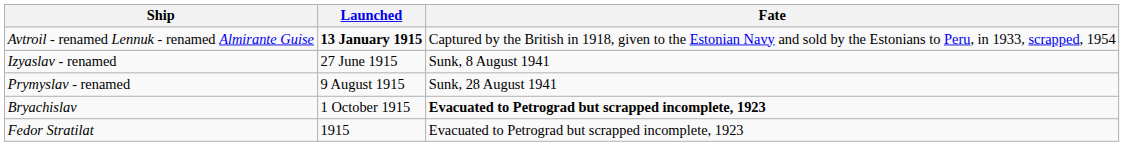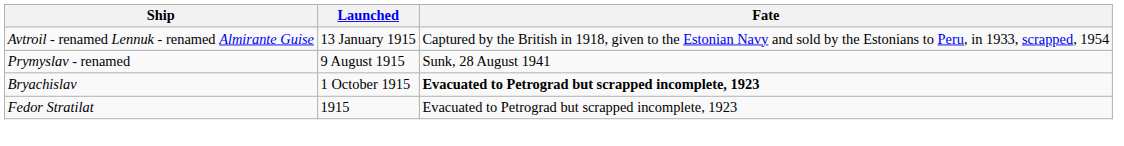(371, 38) bold -> (368, 38) normal
- row: (62, 61)
